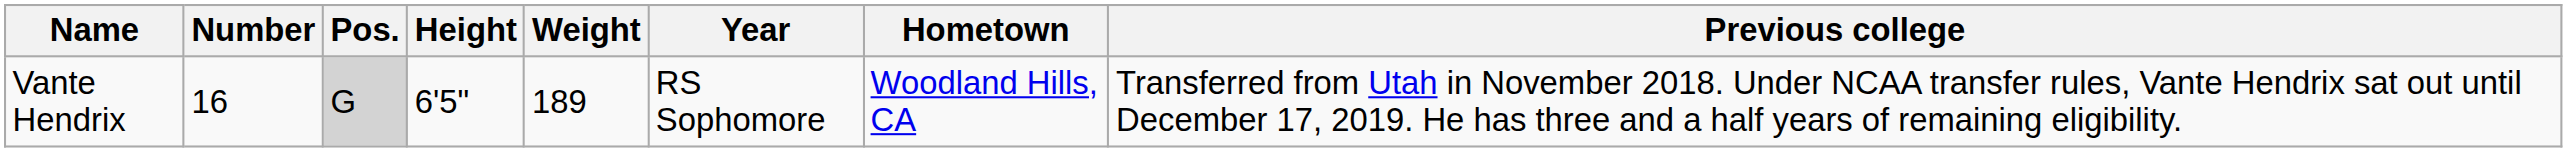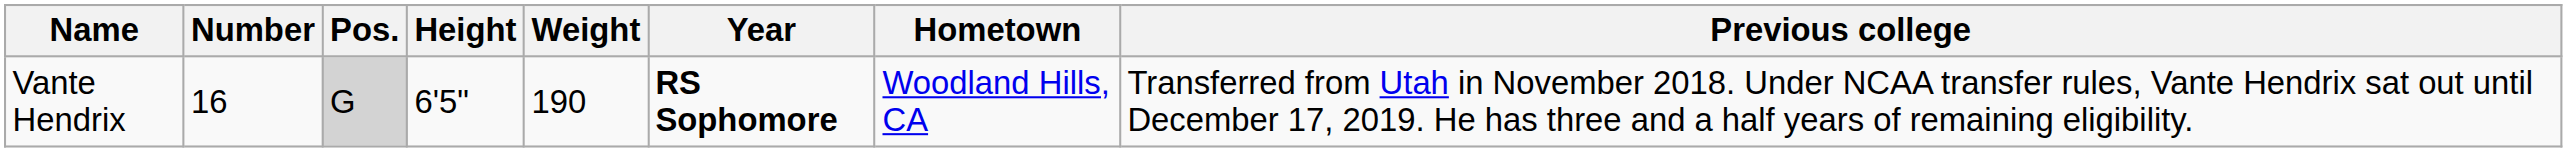(559, 100) 189 -> (559, 100) 190
(741, 100) normal -> (747, 100) bold
